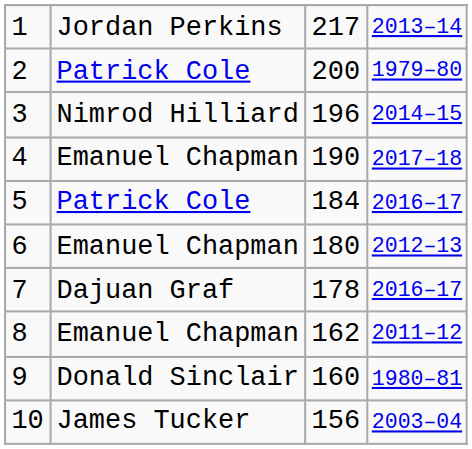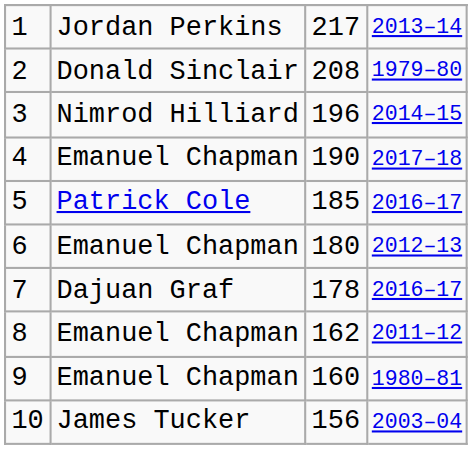(153, 71) Patrick Cole -> (178, 71) Donald Sinclair
(336, 71) 200 -> (336, 71) 208
(336, 202) 184 -> (336, 202) 185
(178, 378) Donald Sinclair -> (178, 378) Emanuel Chapman
